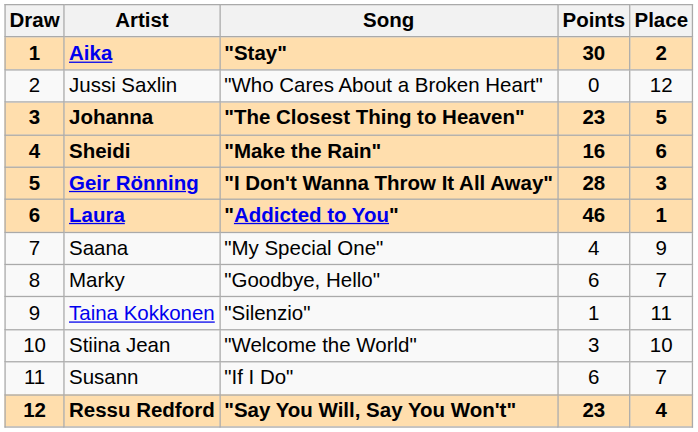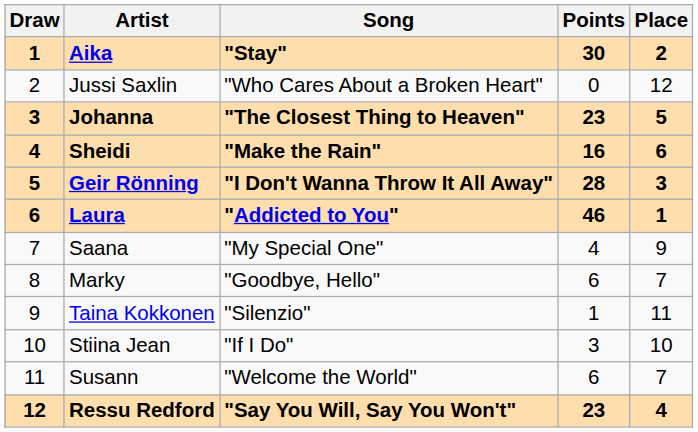(320, 345) "Welcome the World" -> (259, 345) "If I Do"
(259, 378) "If I Do" -> (320, 378) "Welcome the World"
